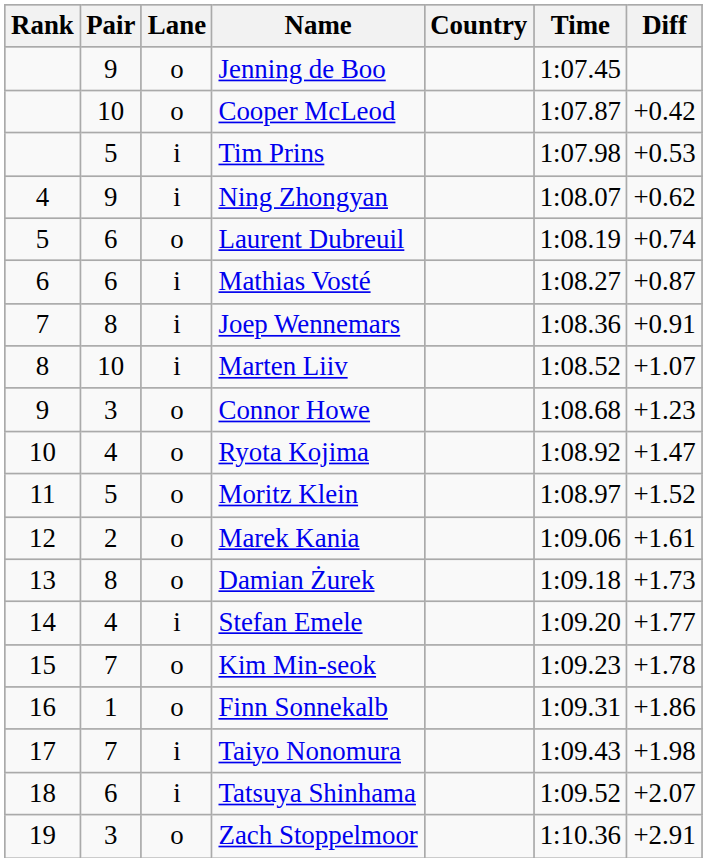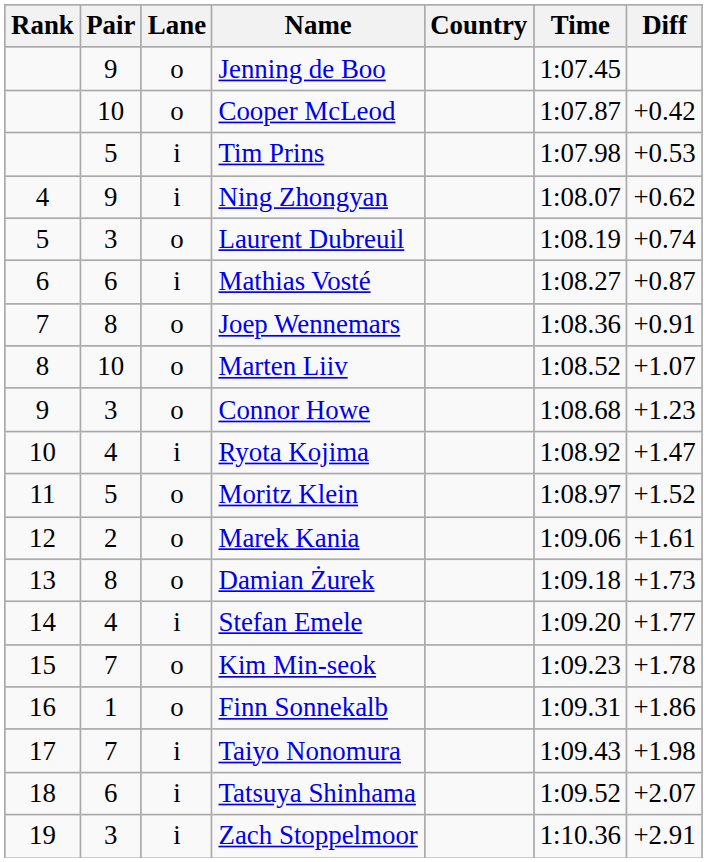(111, 238) 6 -> (111, 238) 3
(177, 324) i -> (177, 324) o
(177, 366) i -> (177, 366) o
(177, 452) o -> (177, 452) i
(177, 835) o -> (177, 835) i
